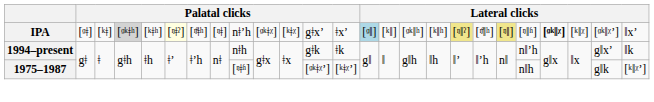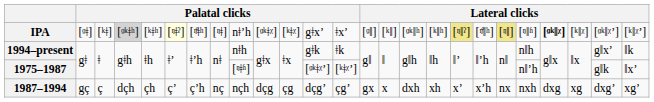(369, 32) lightblue background -> (369, 32) no background
(631, 32) ǁxʼ -> (635, 32) [ᵏǁᵡʼ]
(528, 50) nǁʼh -> (526, 50) nǁh
(526, 69) nǁh -> (528, 69) nǁʼh
(635, 69) [ᵏǁᵡʼ] -> (631, 69) ǁxʼ
+ row: (40, 87)
